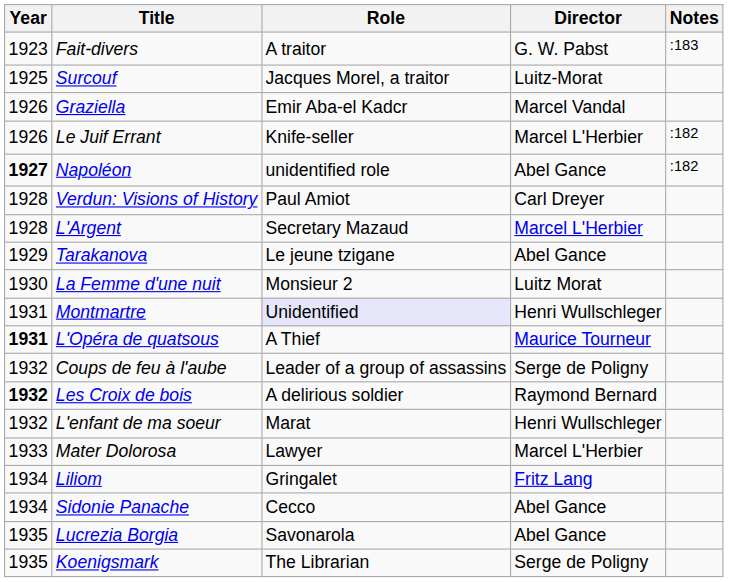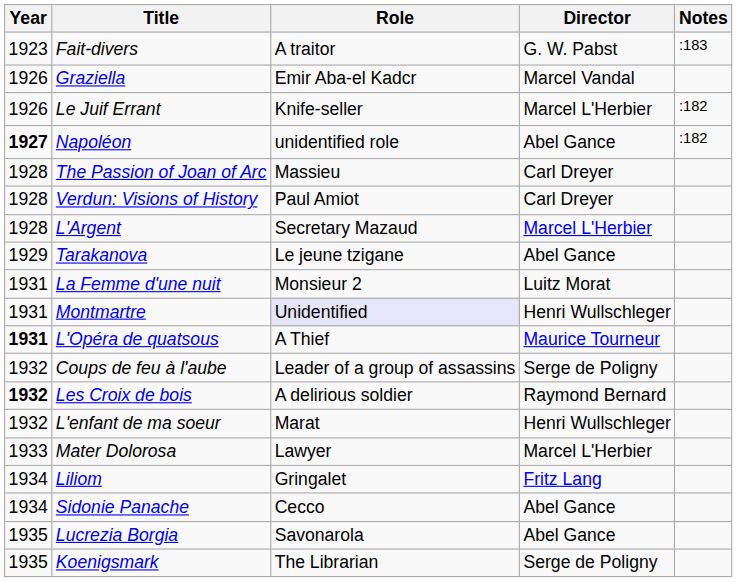- row: (86, 79)
+ row: (161, 172)
(28, 283) 1930 -> (28, 283) 1931
